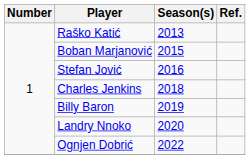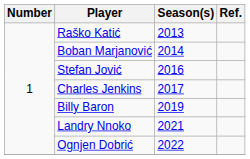(171, 51) 2015 -> (171, 51) 2014
(171, 88) 2018 -> (171, 88) 2017
(171, 126) 2020 -> (171, 126) 2021
